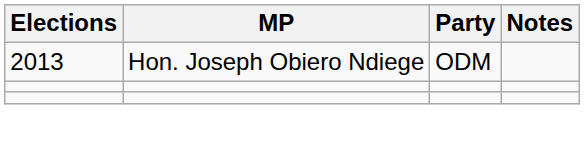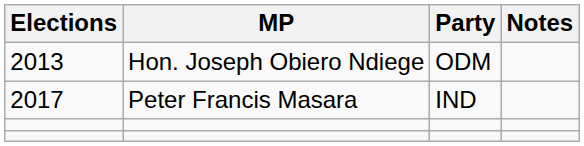+ row: (37, 99)
